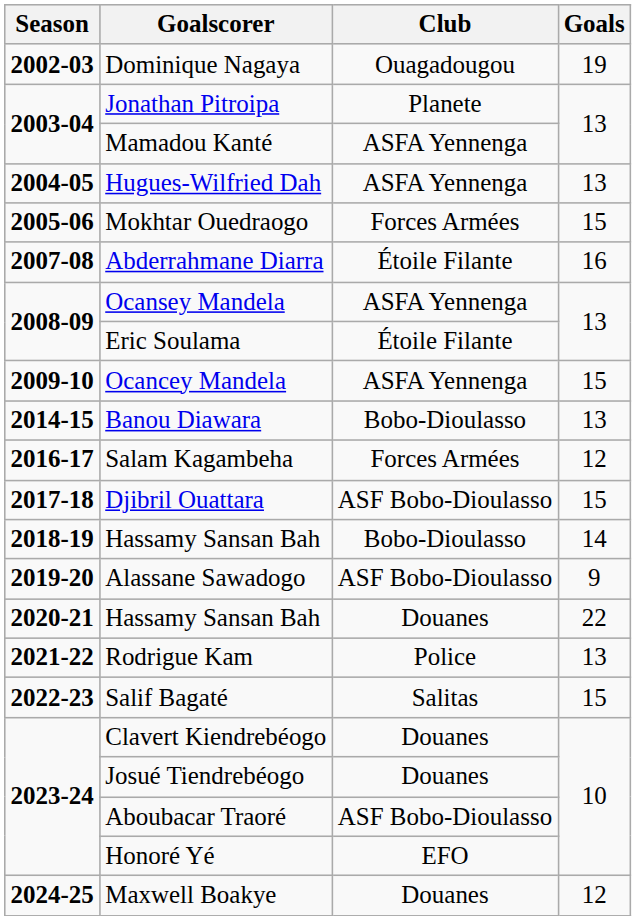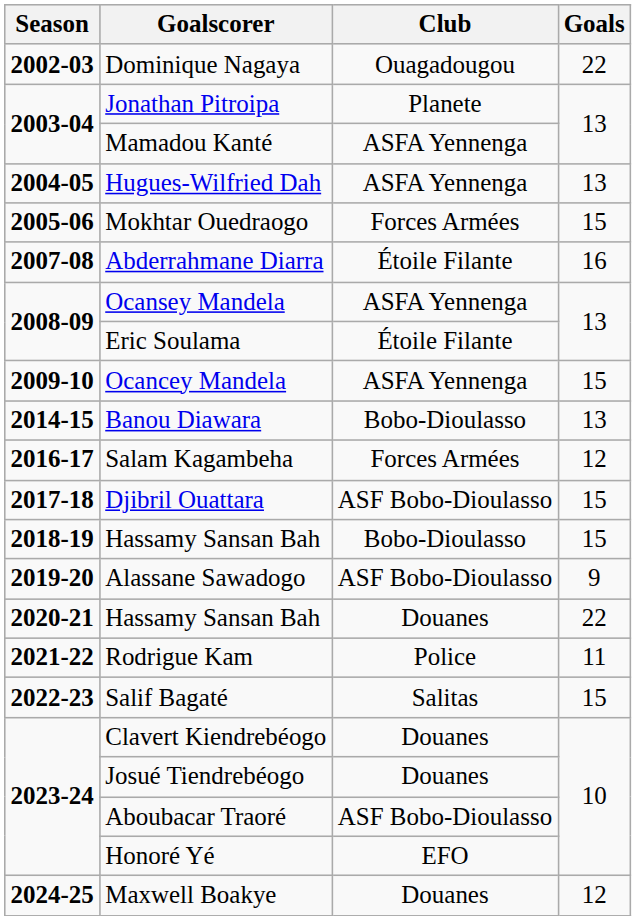(594, 63) 19 -> (594, 63) 22
(594, 538) 14 -> (594, 538) 15
(594, 657) 13 -> (594, 657) 11
